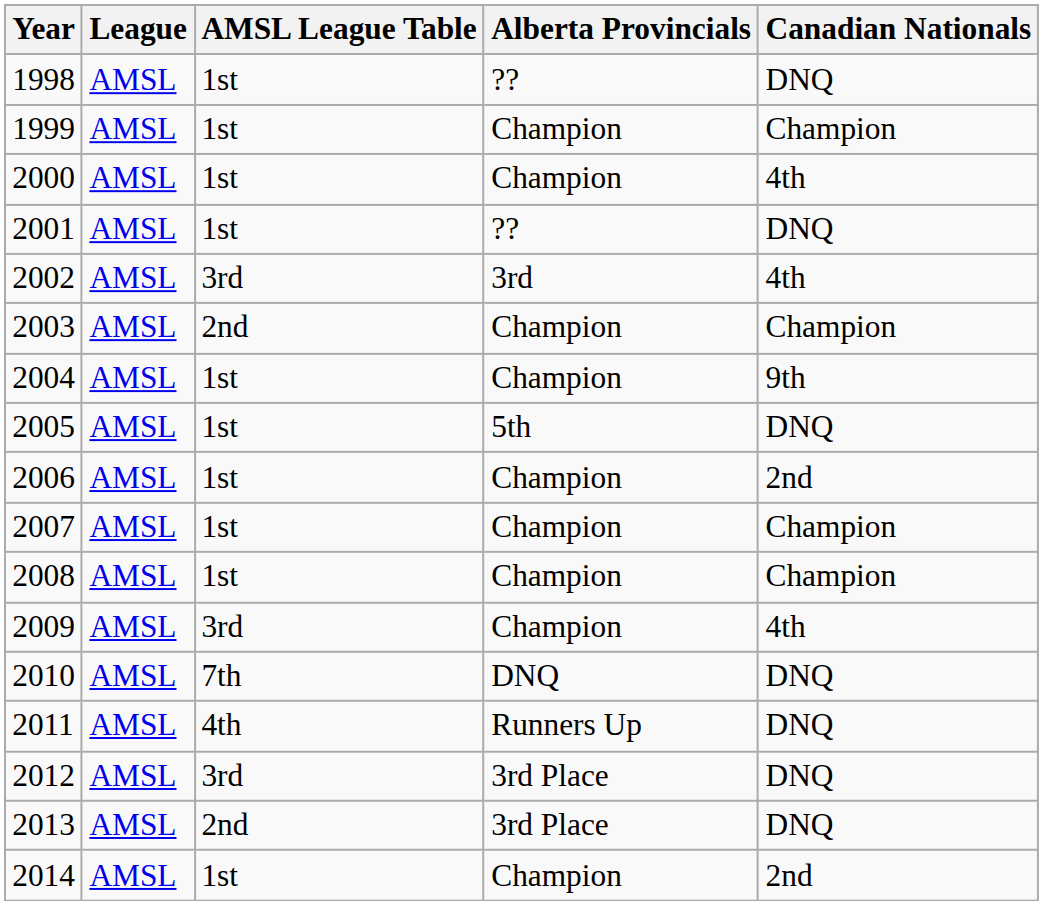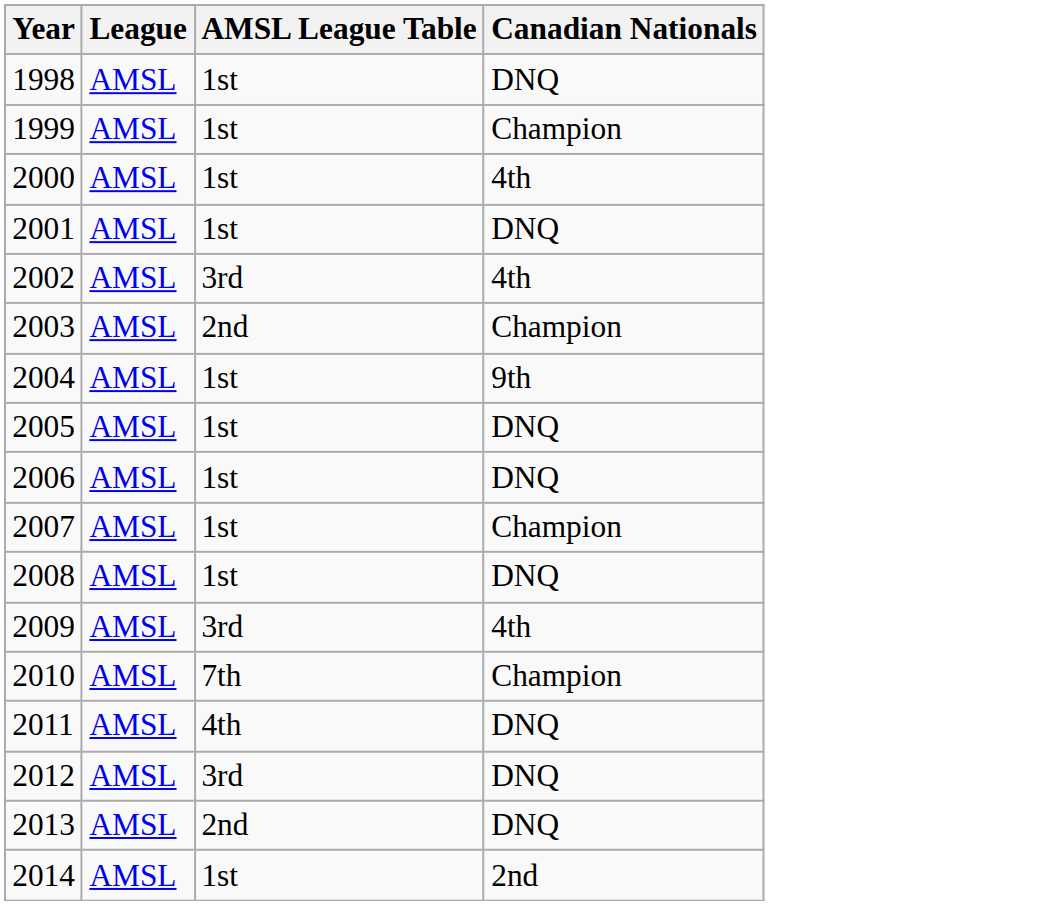- column: (621, 29)
(789, 476) 2nd -> (525, 476) DNQ
(831, 576) Champion -> (525, 576) DNQ
(799, 675) DNQ -> (557, 675) Champion
